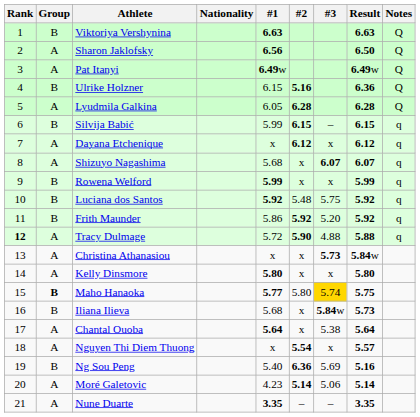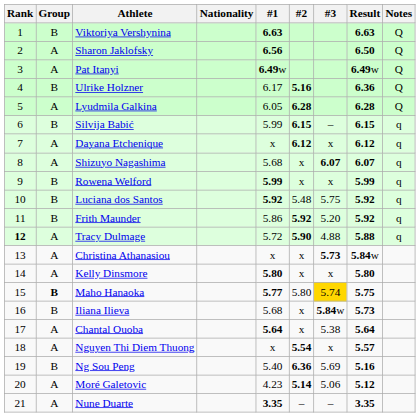(273, 88) 6.15 -> (273, 88) 6.17
(365, 384) 5.14 -> (365, 384) 5.12
